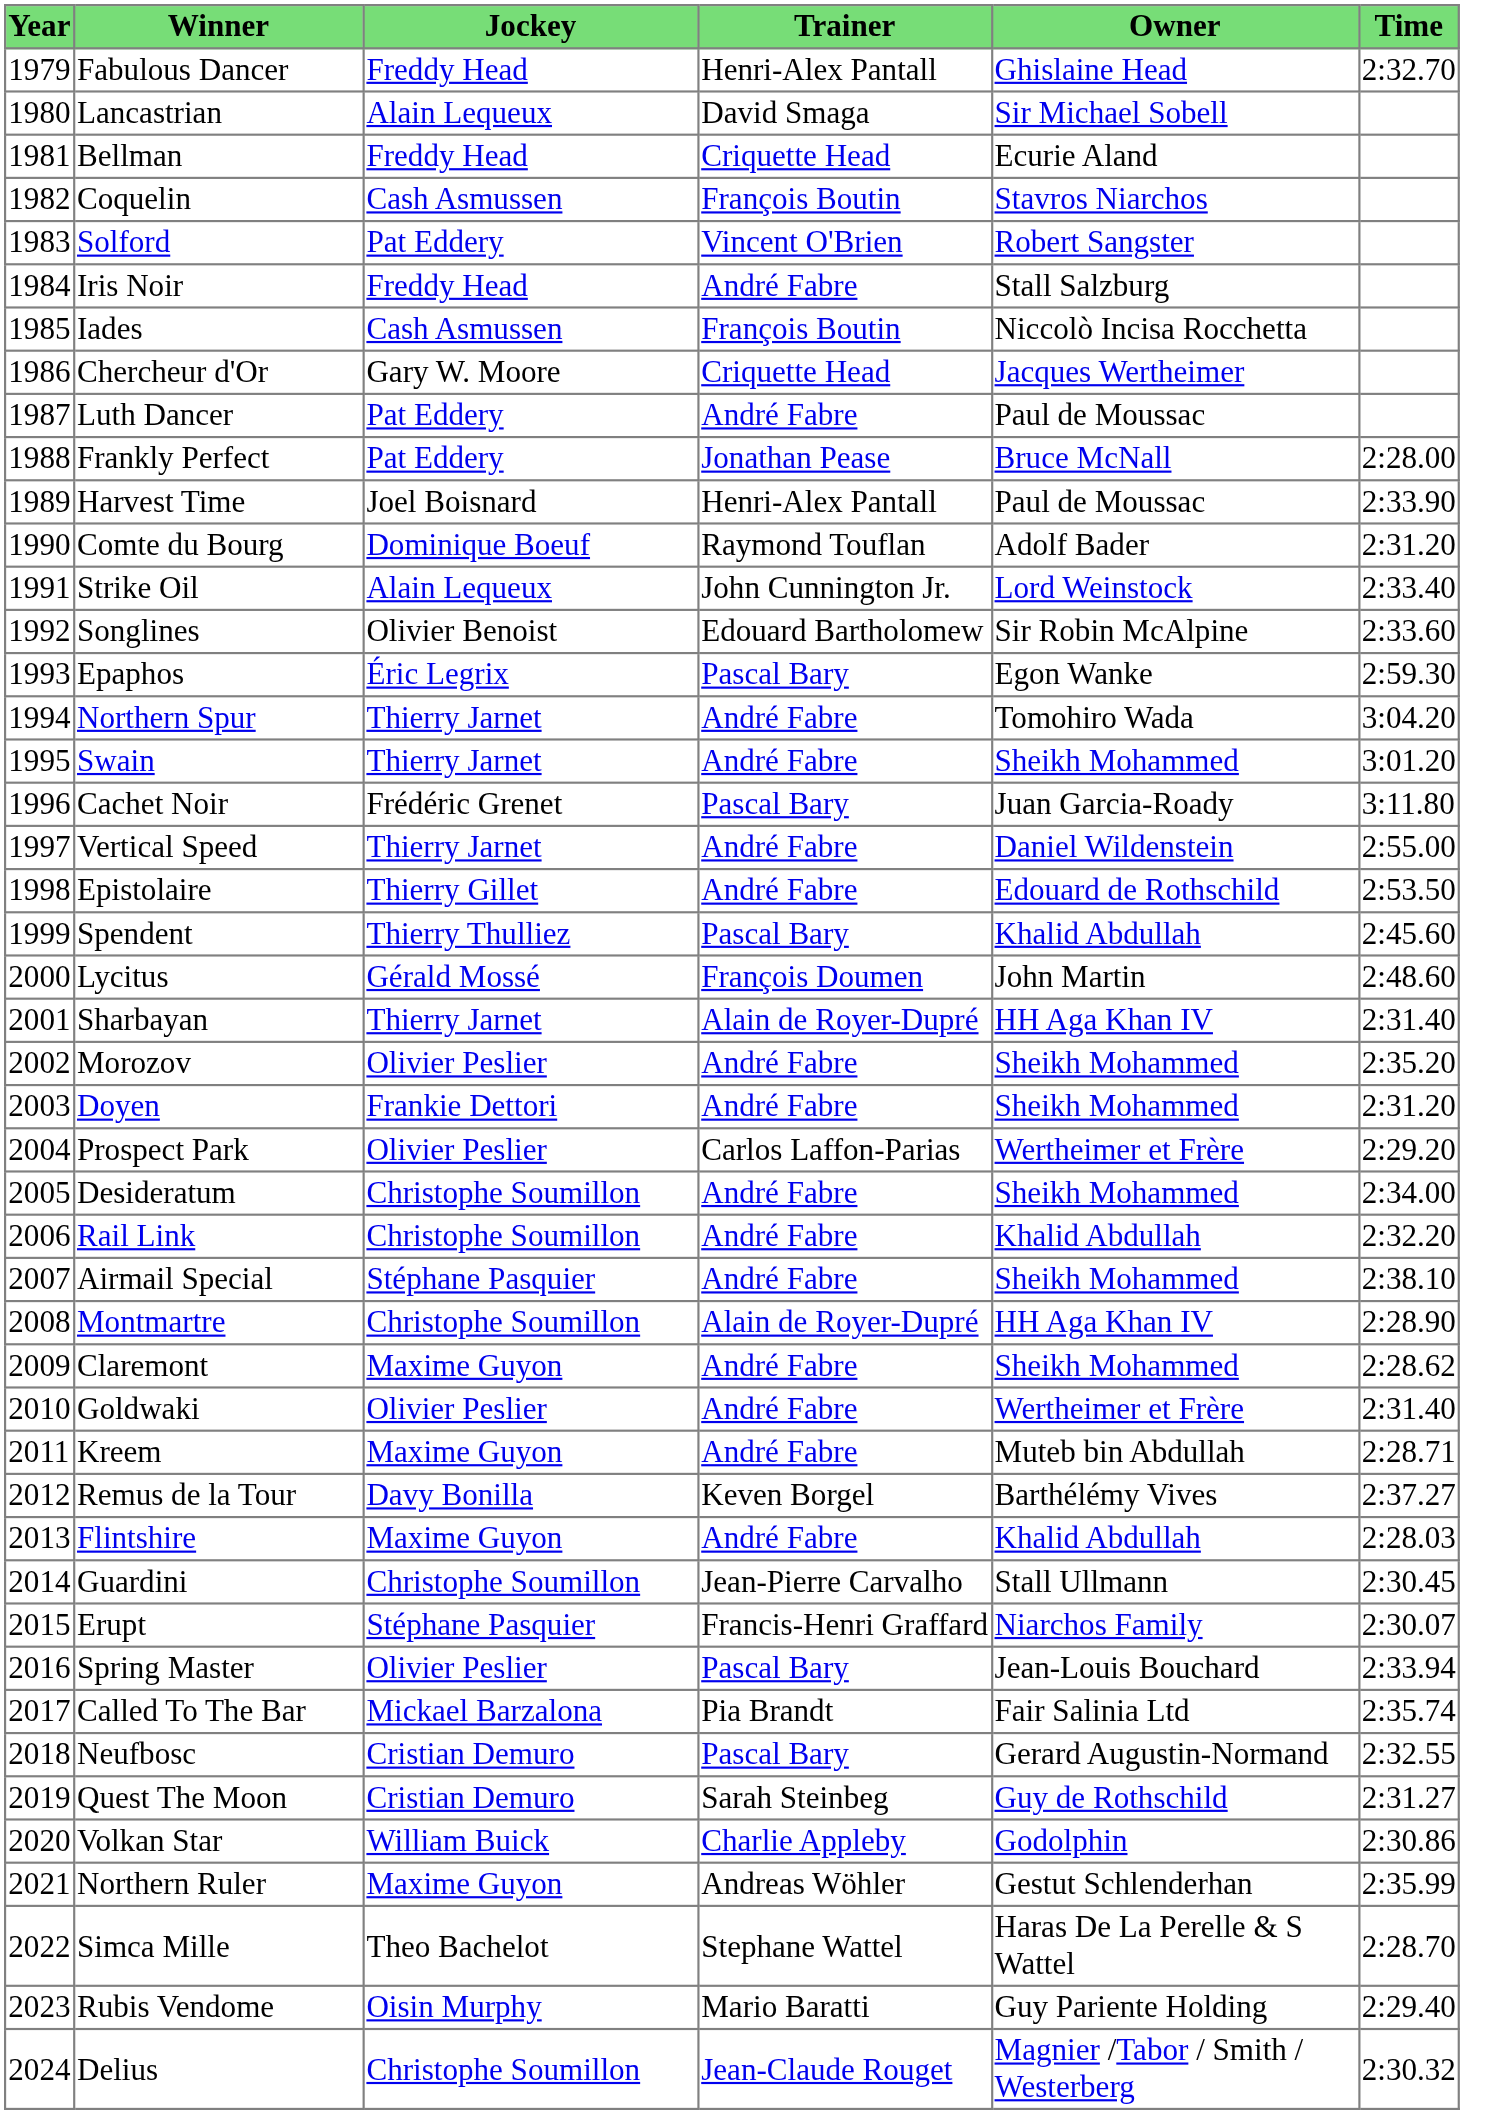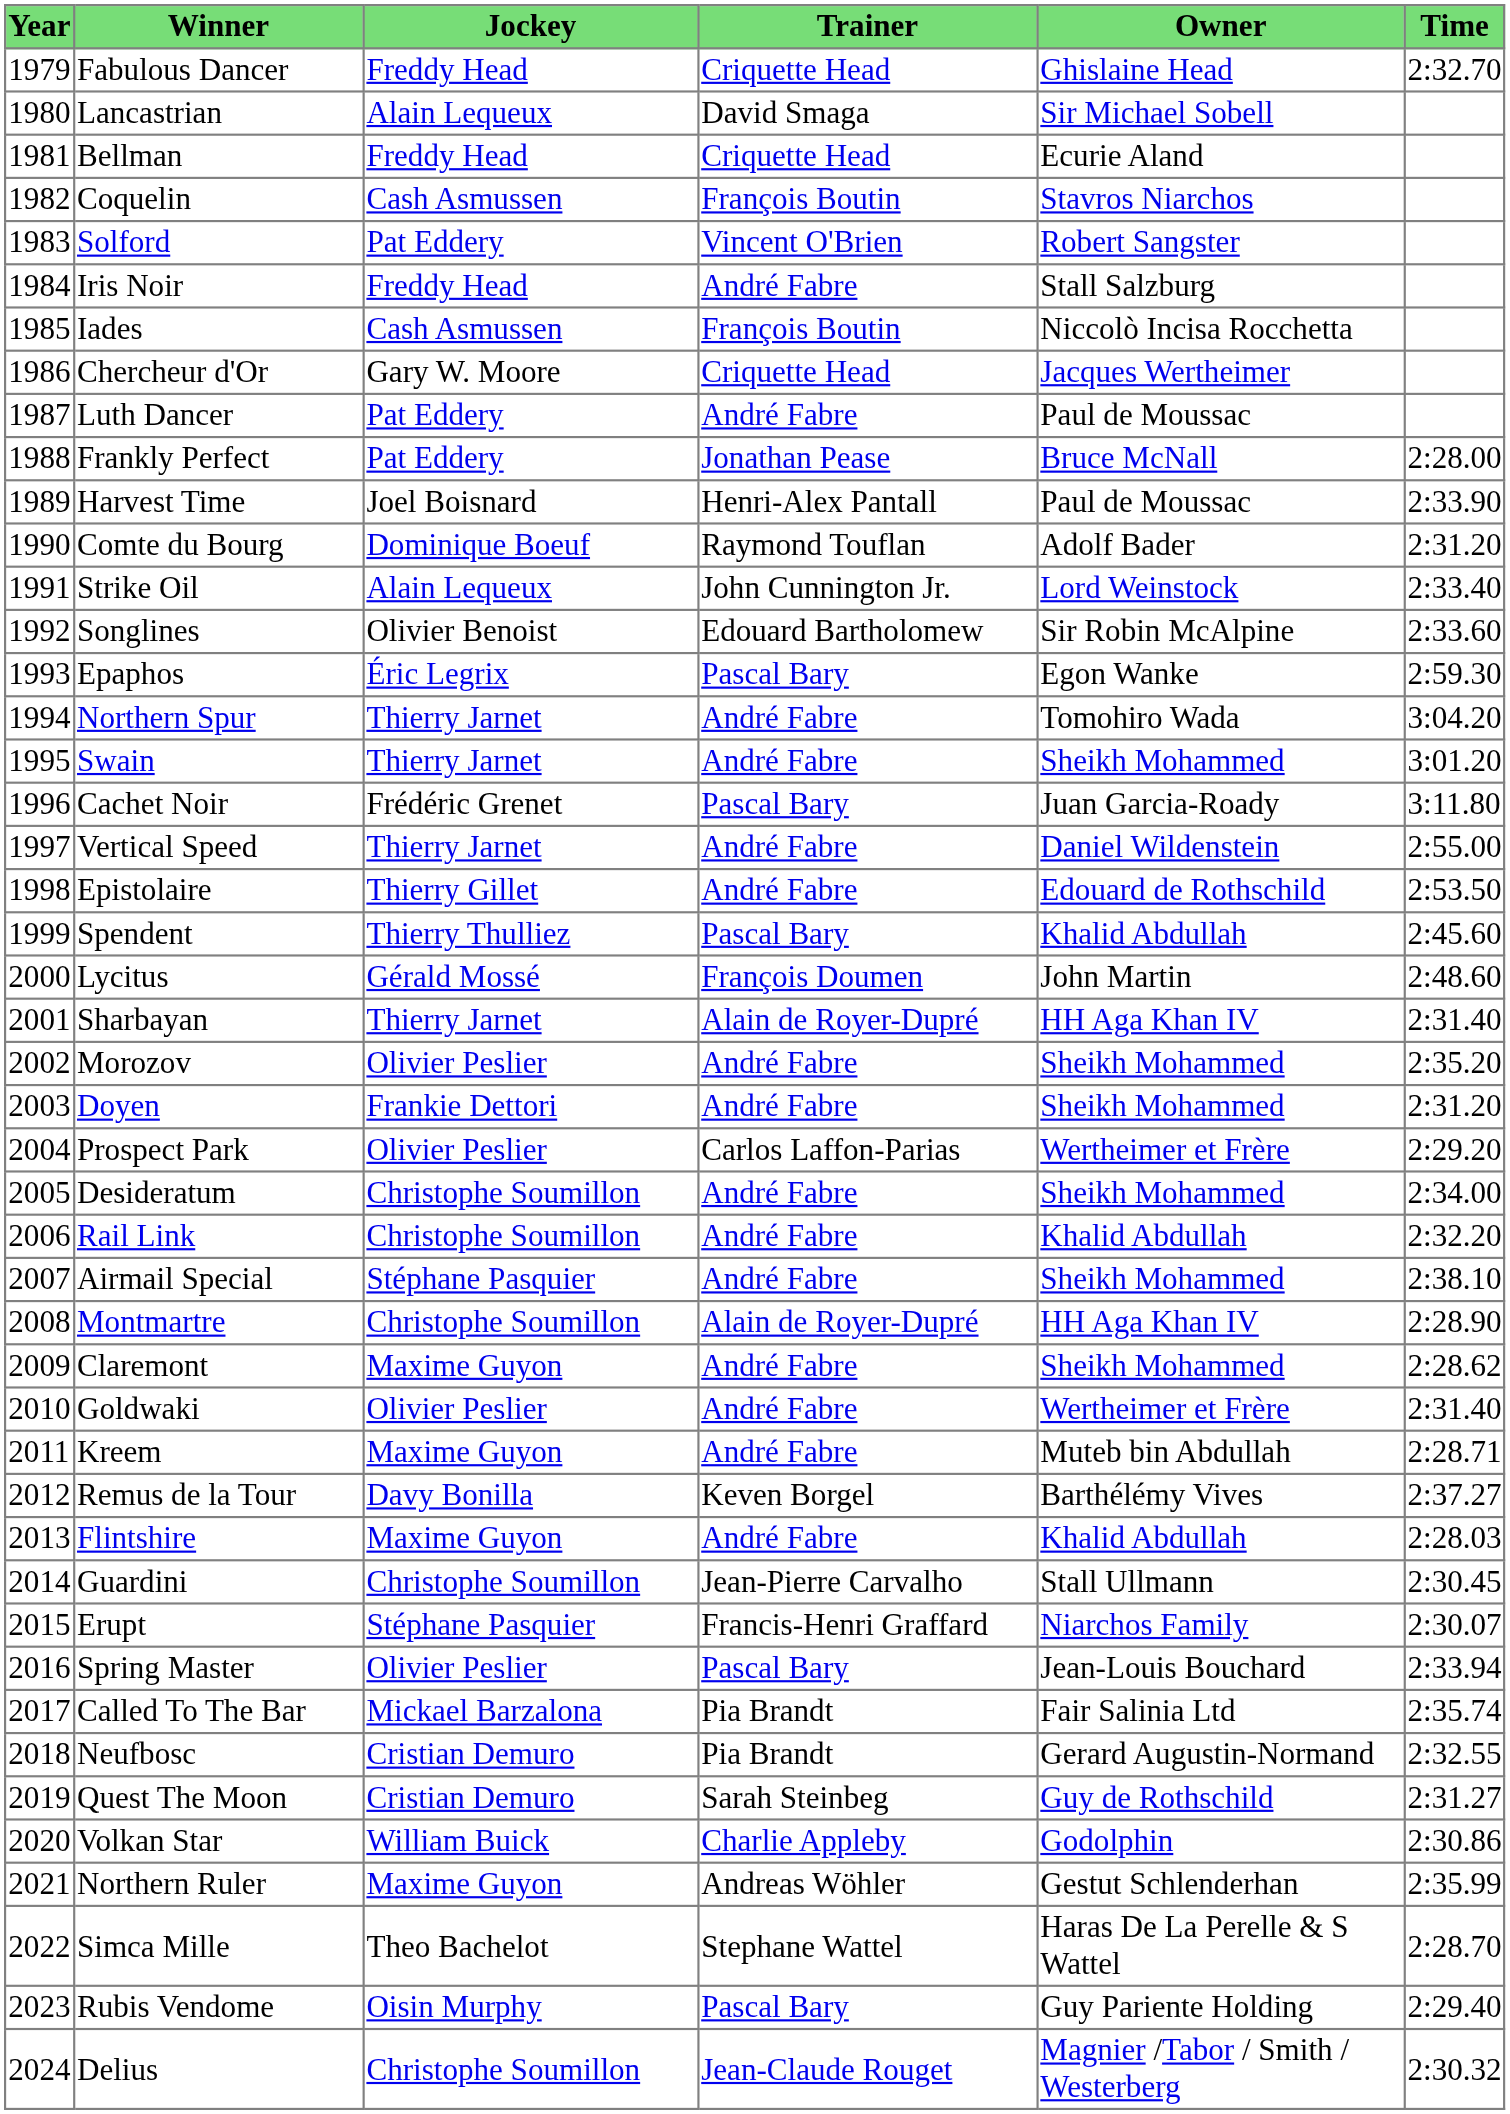(819, 69) Henri-Alex Pantall -> (796, 69) Criquette Head
(775, 1754) Pascal Bary -> (767, 1754) Pia Brandt
(785, 2006) Mario Baratti -> (775, 2006) Pascal Bary
